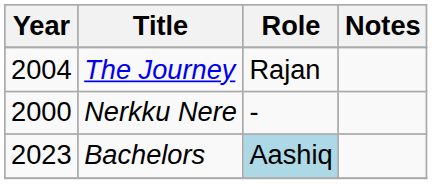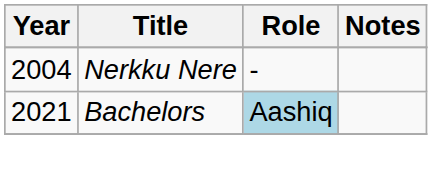- row: (160, 69)
(41, 112) 2000 -> (41, 69) 2004
(41, 155) 2023 -> (41, 112) 2021
